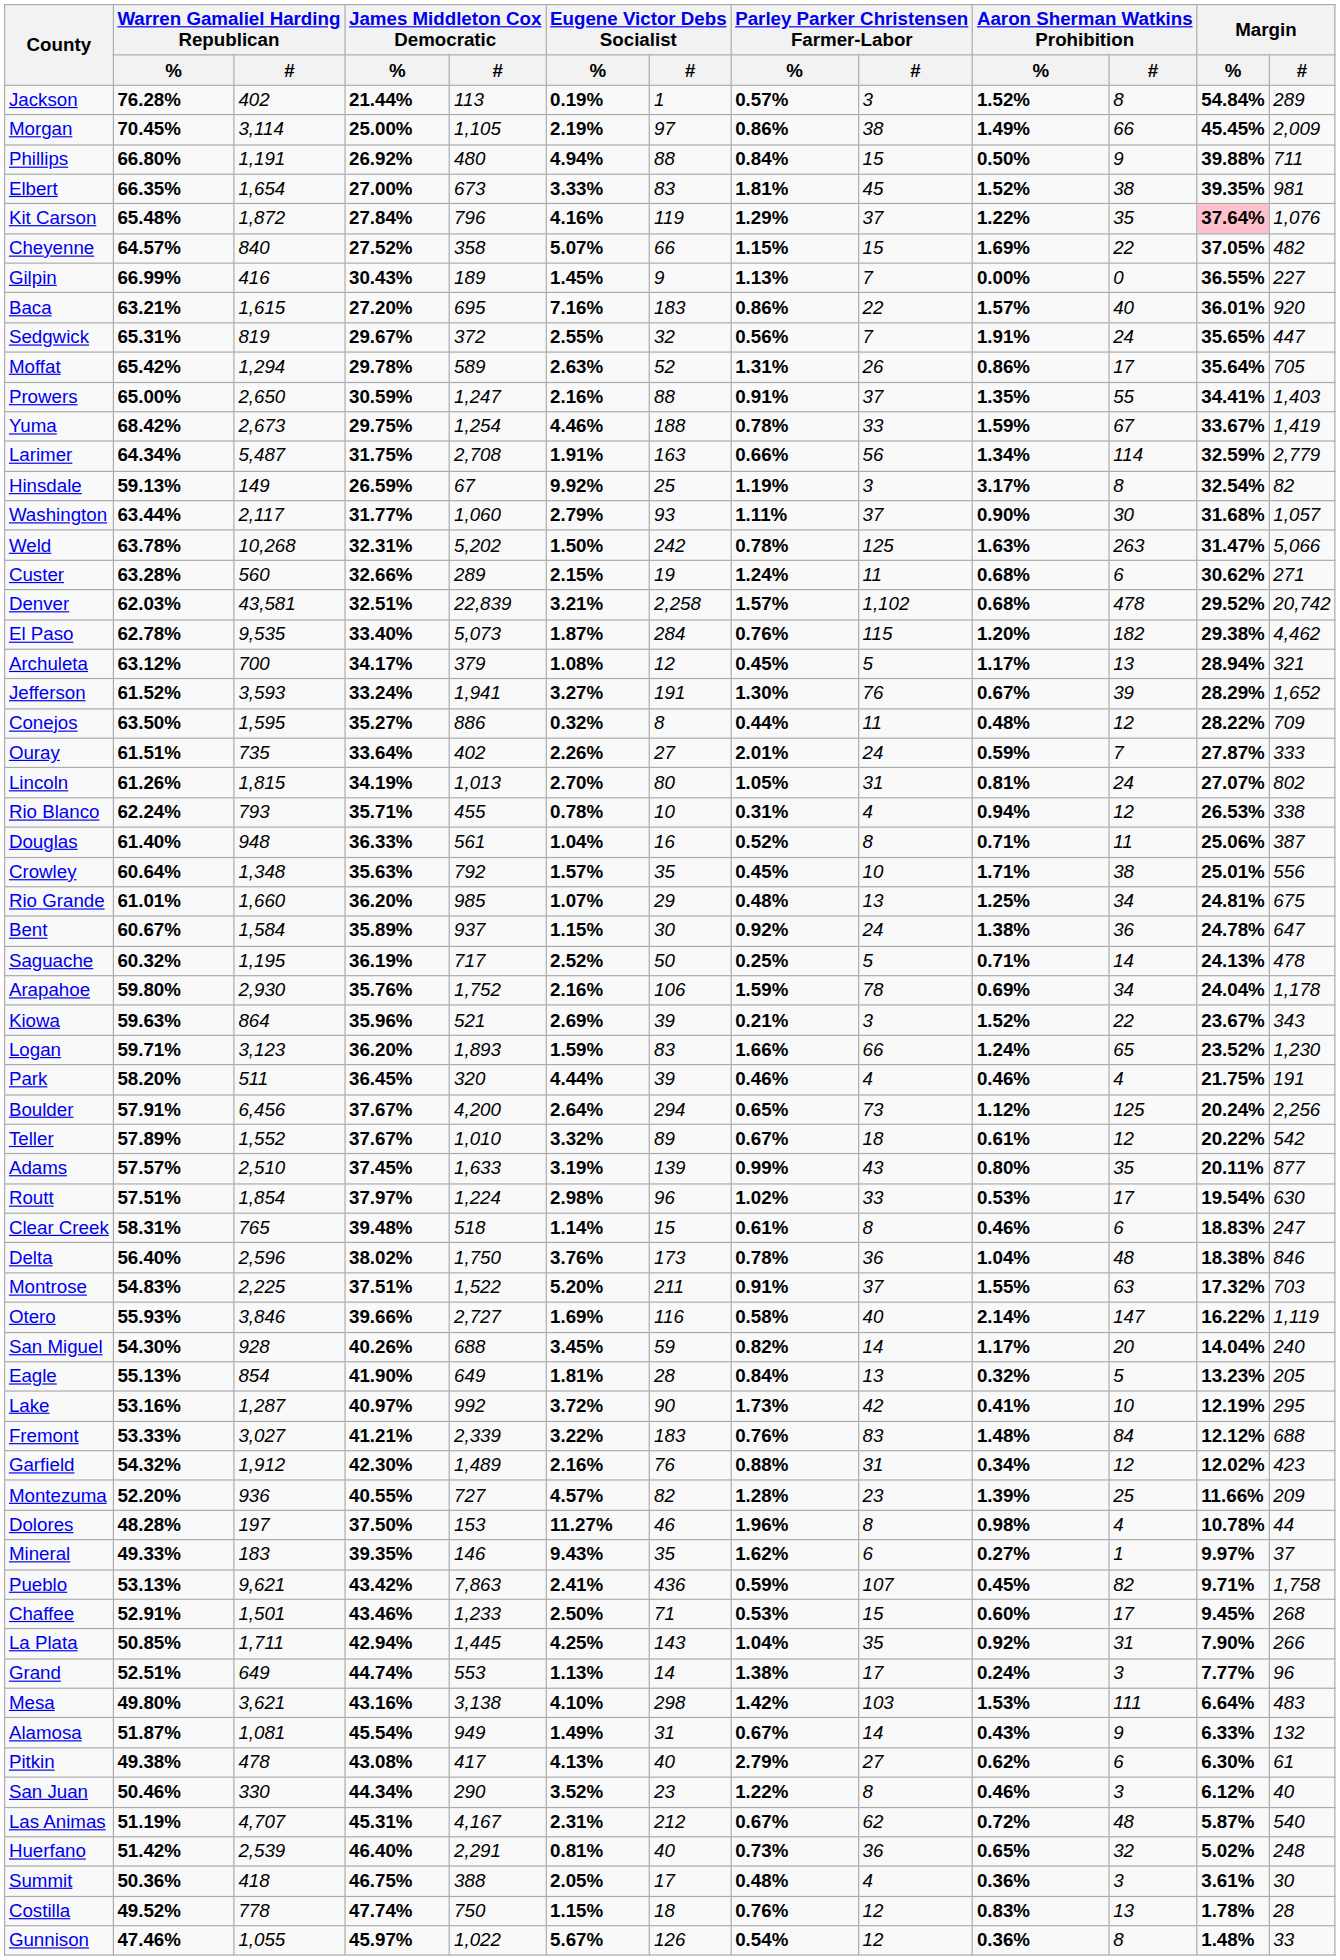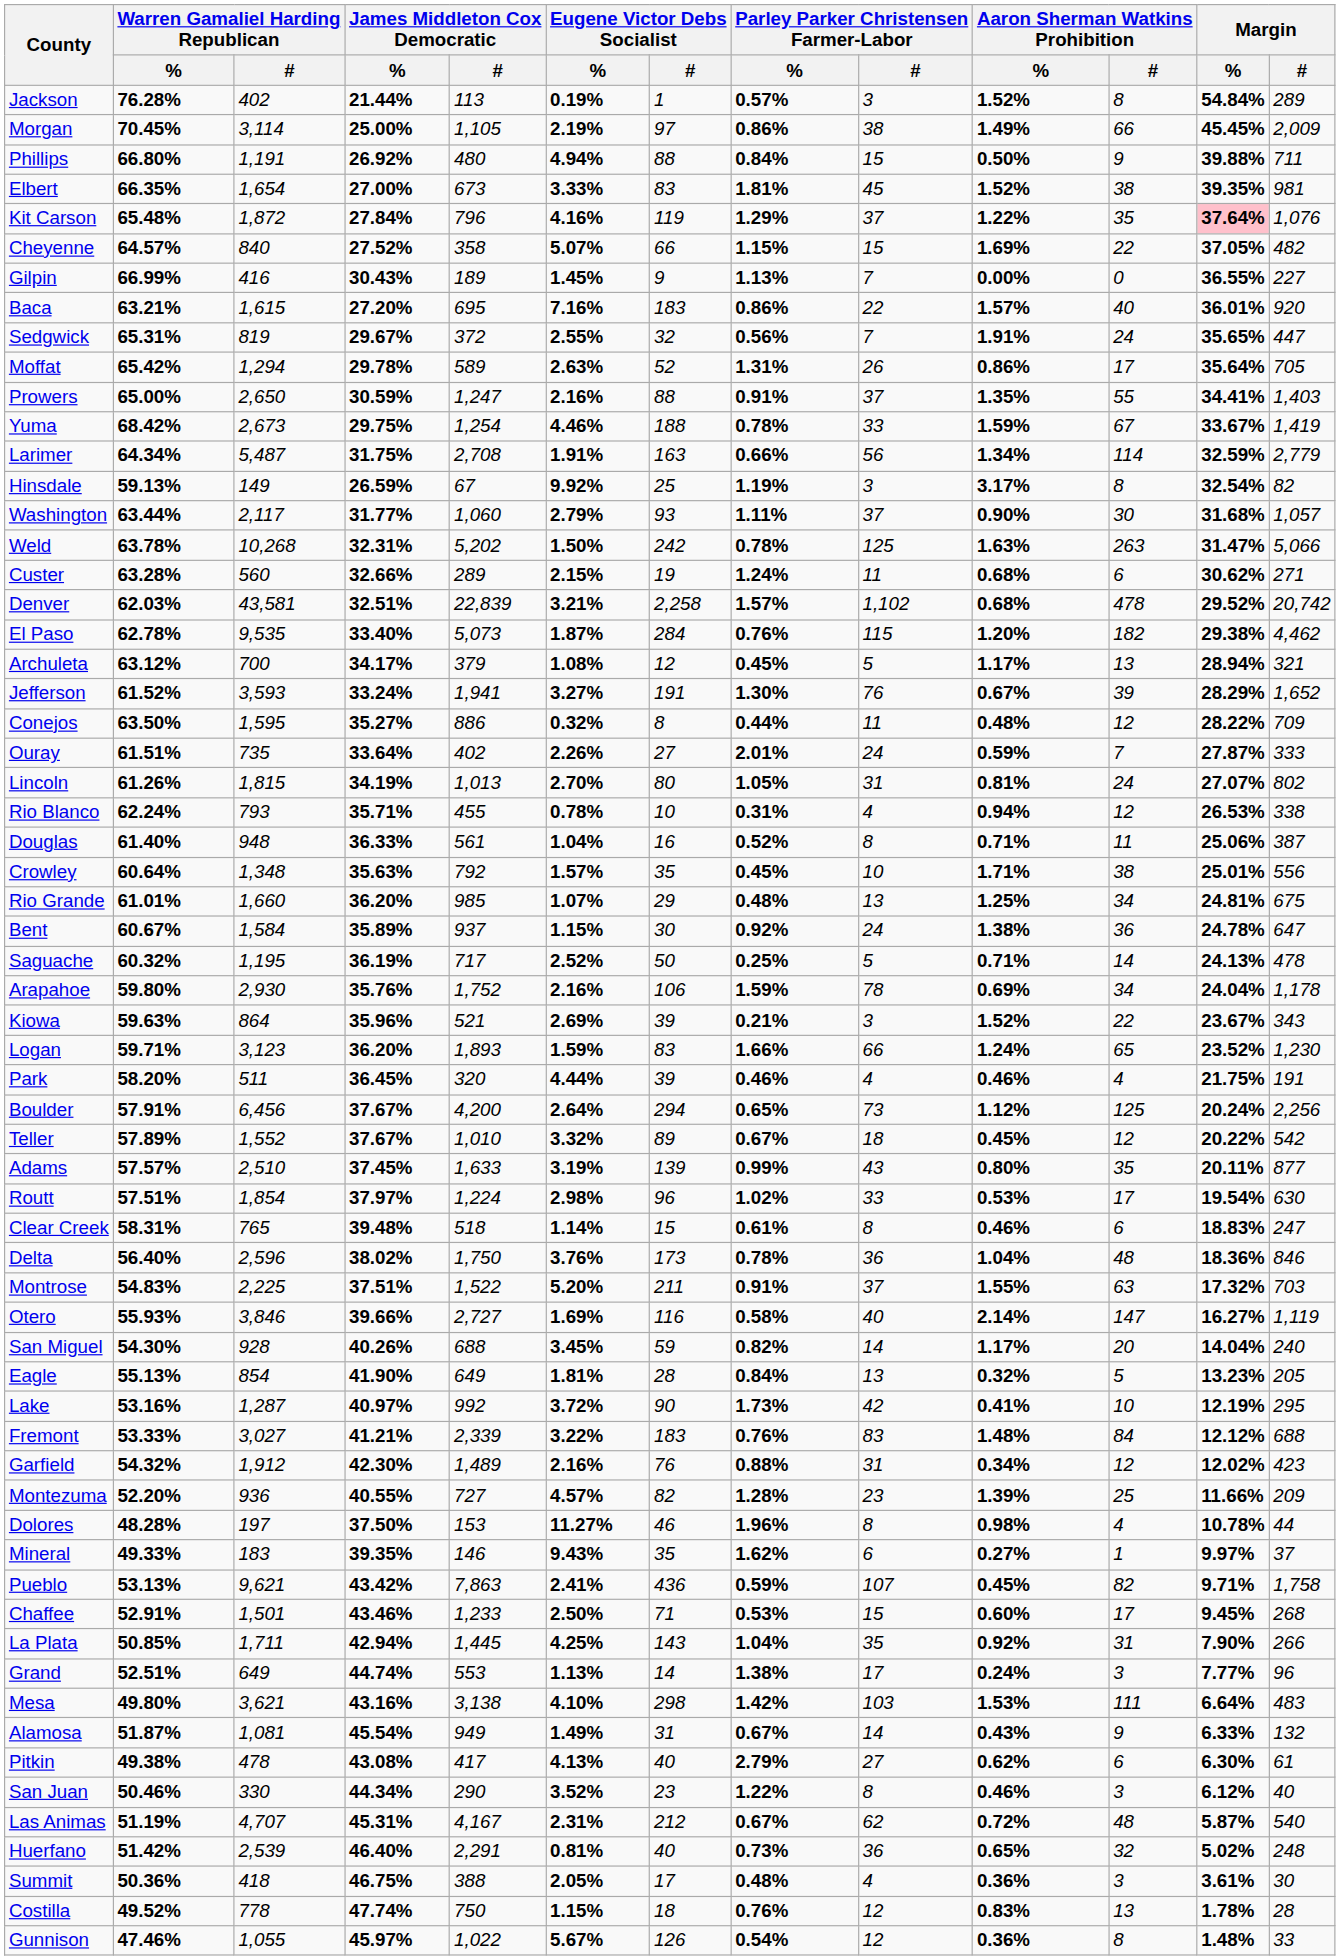(1003, 1138) 0.61% -> (1003, 1138) 0.45%
(1233, 1257) 18.38% -> (1233, 1257) 18.36%
(1233, 1317) 16.22% -> (1233, 1317) 16.27%
